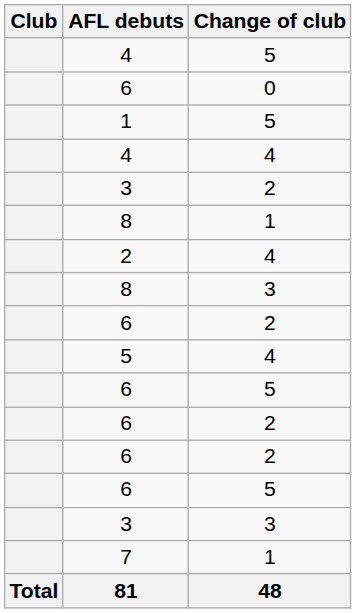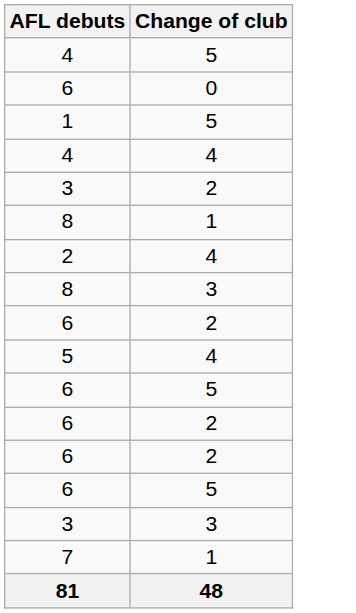- column: (34, 21)
